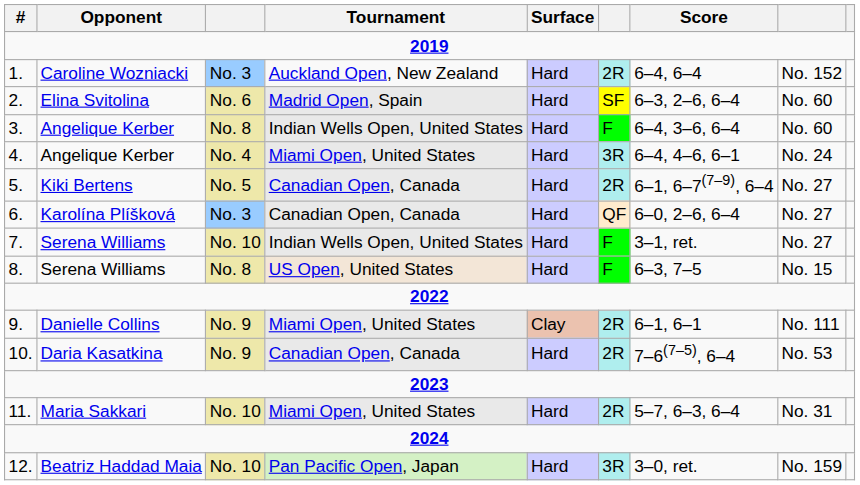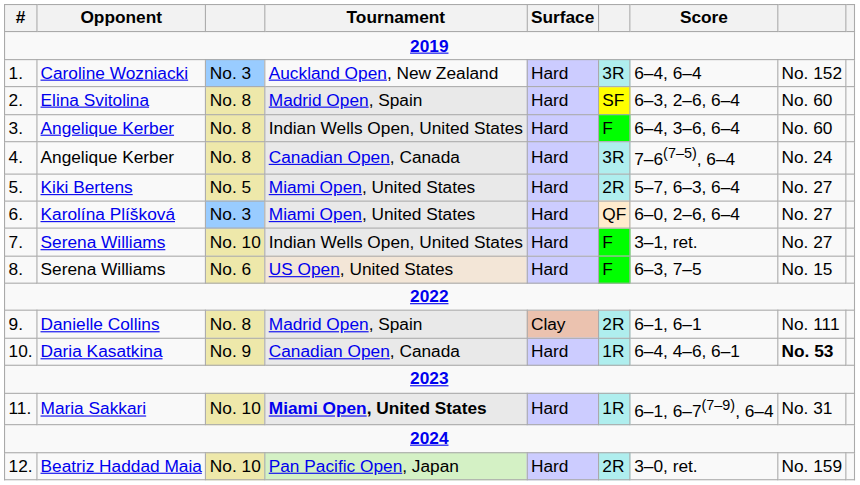(613, 73) 2R -> (613, 73) 3R
(231, 100) No. 6 -> (231, 100) No. 8
(231, 155) No. 4 -> (231, 157) No. 8
(372, 155) Miami Open, United States -> (364, 157) Canadian Open, Canada
(687, 155) 6–4, 4–6, 6–1 -> (685, 157) 7–6(7–5), 6–4
(364, 184) Canadian Open, Canada -> (372, 187) Miami Open, United States
(704, 184) 6–1, 6–7(7–9), 6–4 -> (687, 187) 5–7, 6–3, 6–4
(364, 214) Canadian Open, Canada -> (372, 214) Miami Open, United States
(231, 269) No. 8 -> (231, 269) No. 6
(231, 324) No. 9 -> (231, 324) No. 8
(372, 324) Miami Open, United States -> (346, 324) Madrid Open, Spain
(613, 354) 2R -> (613, 351) 1R
(685, 354) 7–6(7–5), 6–4 -> (687, 351) 6–4, 4–6, 6–1
(807, 354) normal -> (807, 351) bold
(372, 411) normal -> (378, 408) bold
(613, 411) 2R -> (613, 408) 1R
(687, 411) 5–7, 6–3, 6–4 -> (704, 408) 6–1, 6–7(7–9), 6–4
(613, 466) 3R -> (613, 466) 2R
